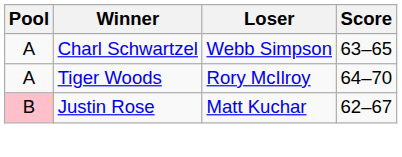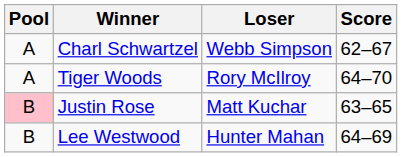(366, 48) 63–65 -> (366, 48) 62–67
(366, 107) 62–67 -> (366, 107) 63–65
+ row: (119, 136)
